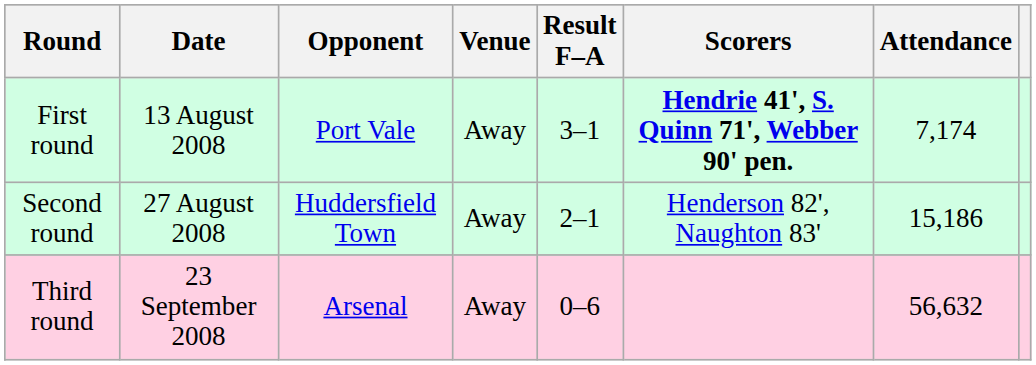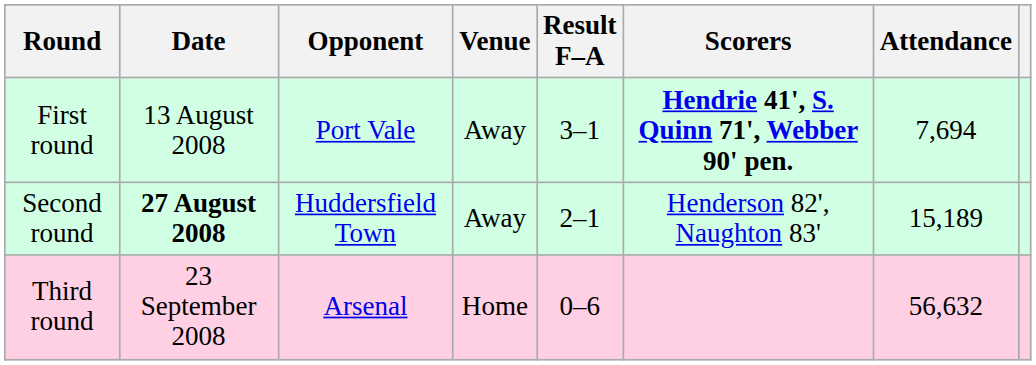(946, 129) 7,174 -> (946, 129) 7,694
(199, 218) normal -> (199, 218) bold
(946, 218) 15,186 -> (946, 218) 15,189
(495, 306) Away -> (495, 306) Home
